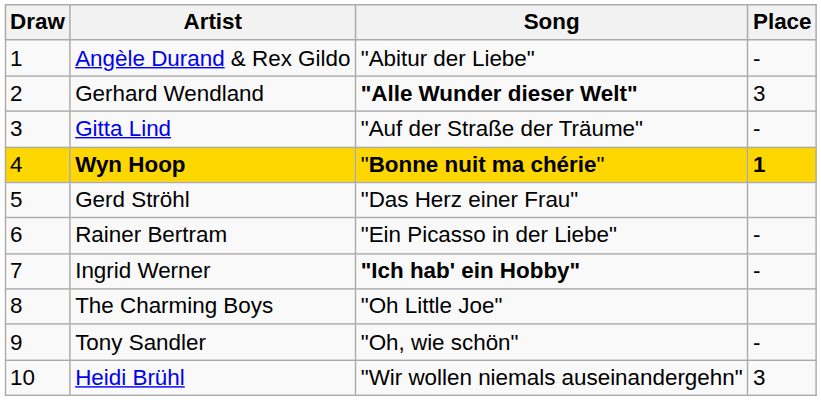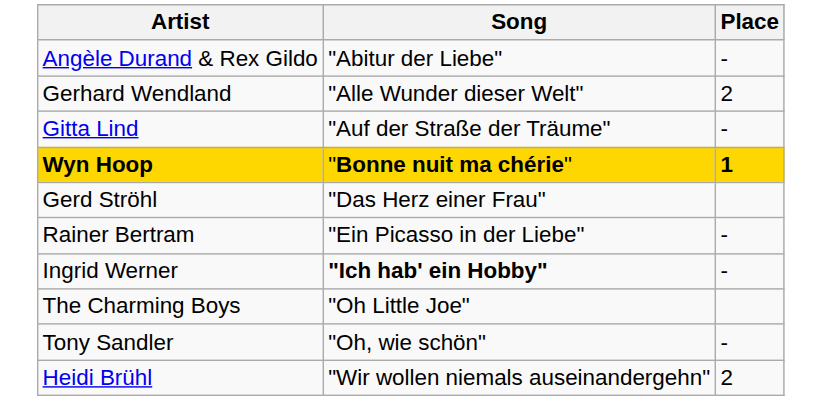- column: (37, 22)
(499, 93) bold -> (456, 93) normal
(759, 93) 3 -> (727, 93) 2
(759, 377) 3 -> (727, 377) 2
